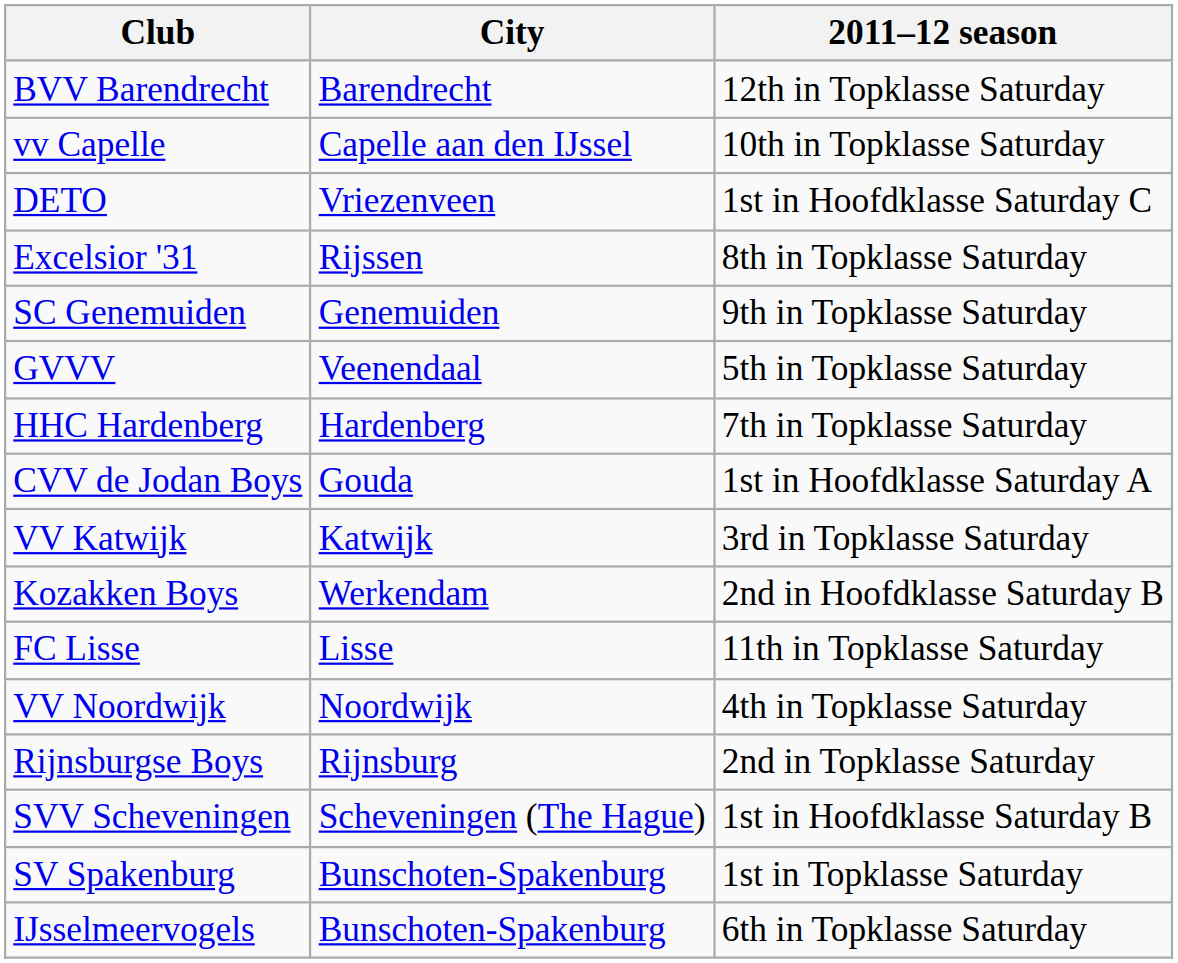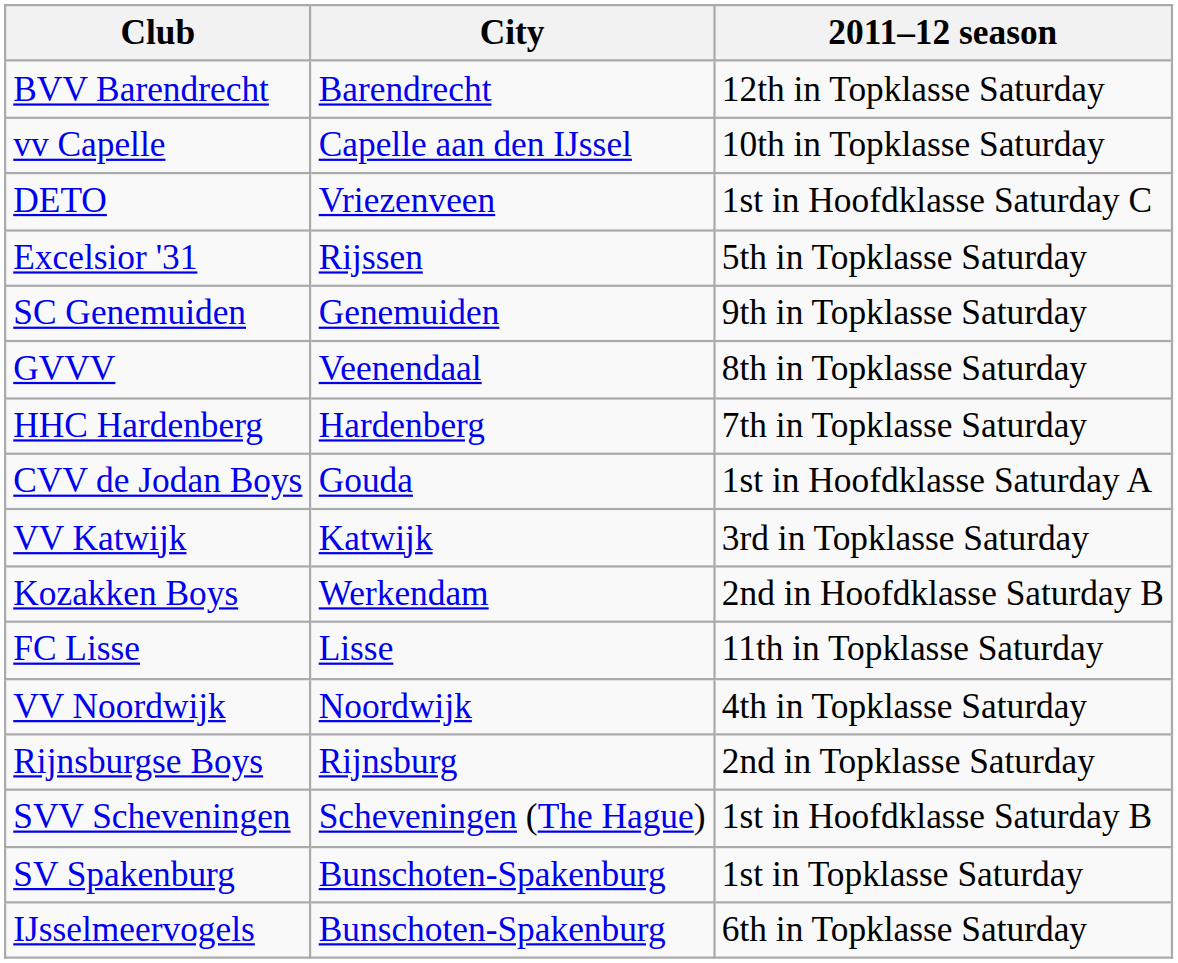(904, 256) 8th in Topklasse Saturday -> (904, 256) 5th in Topklasse Saturday
(904, 369) 5th in Topklasse Saturday -> (904, 369) 8th in Topklasse Saturday
